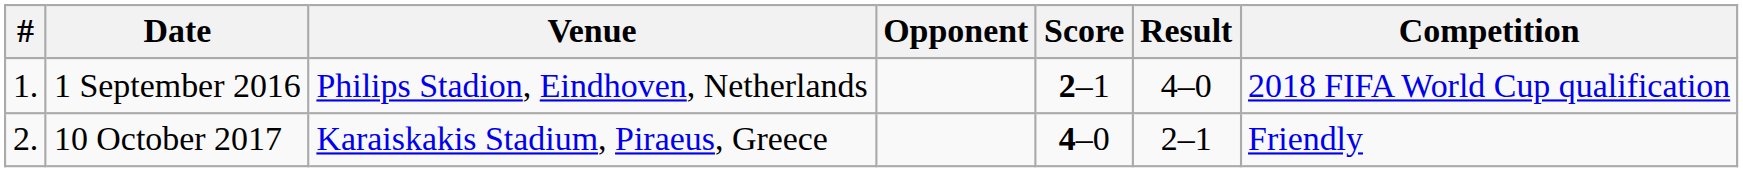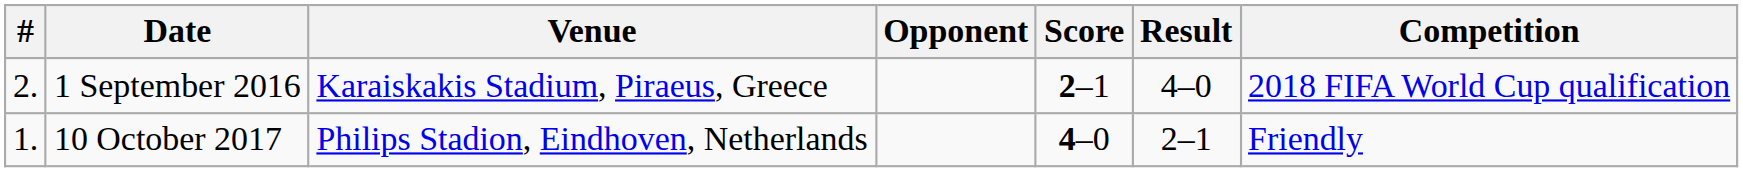(26, 85) 1. -> (26, 85) 2.
(592, 85) Philips Stadion, Eindhoven, Netherlands -> (572, 85) Karaiskakis Stadium, Piraeus, Greece
(26, 138) 2. -> (26, 138) 1.
(572, 138) Karaiskakis Stadium, Piraeus, Greece -> (592, 138) Philips Stadion, Eindhoven, Netherlands
